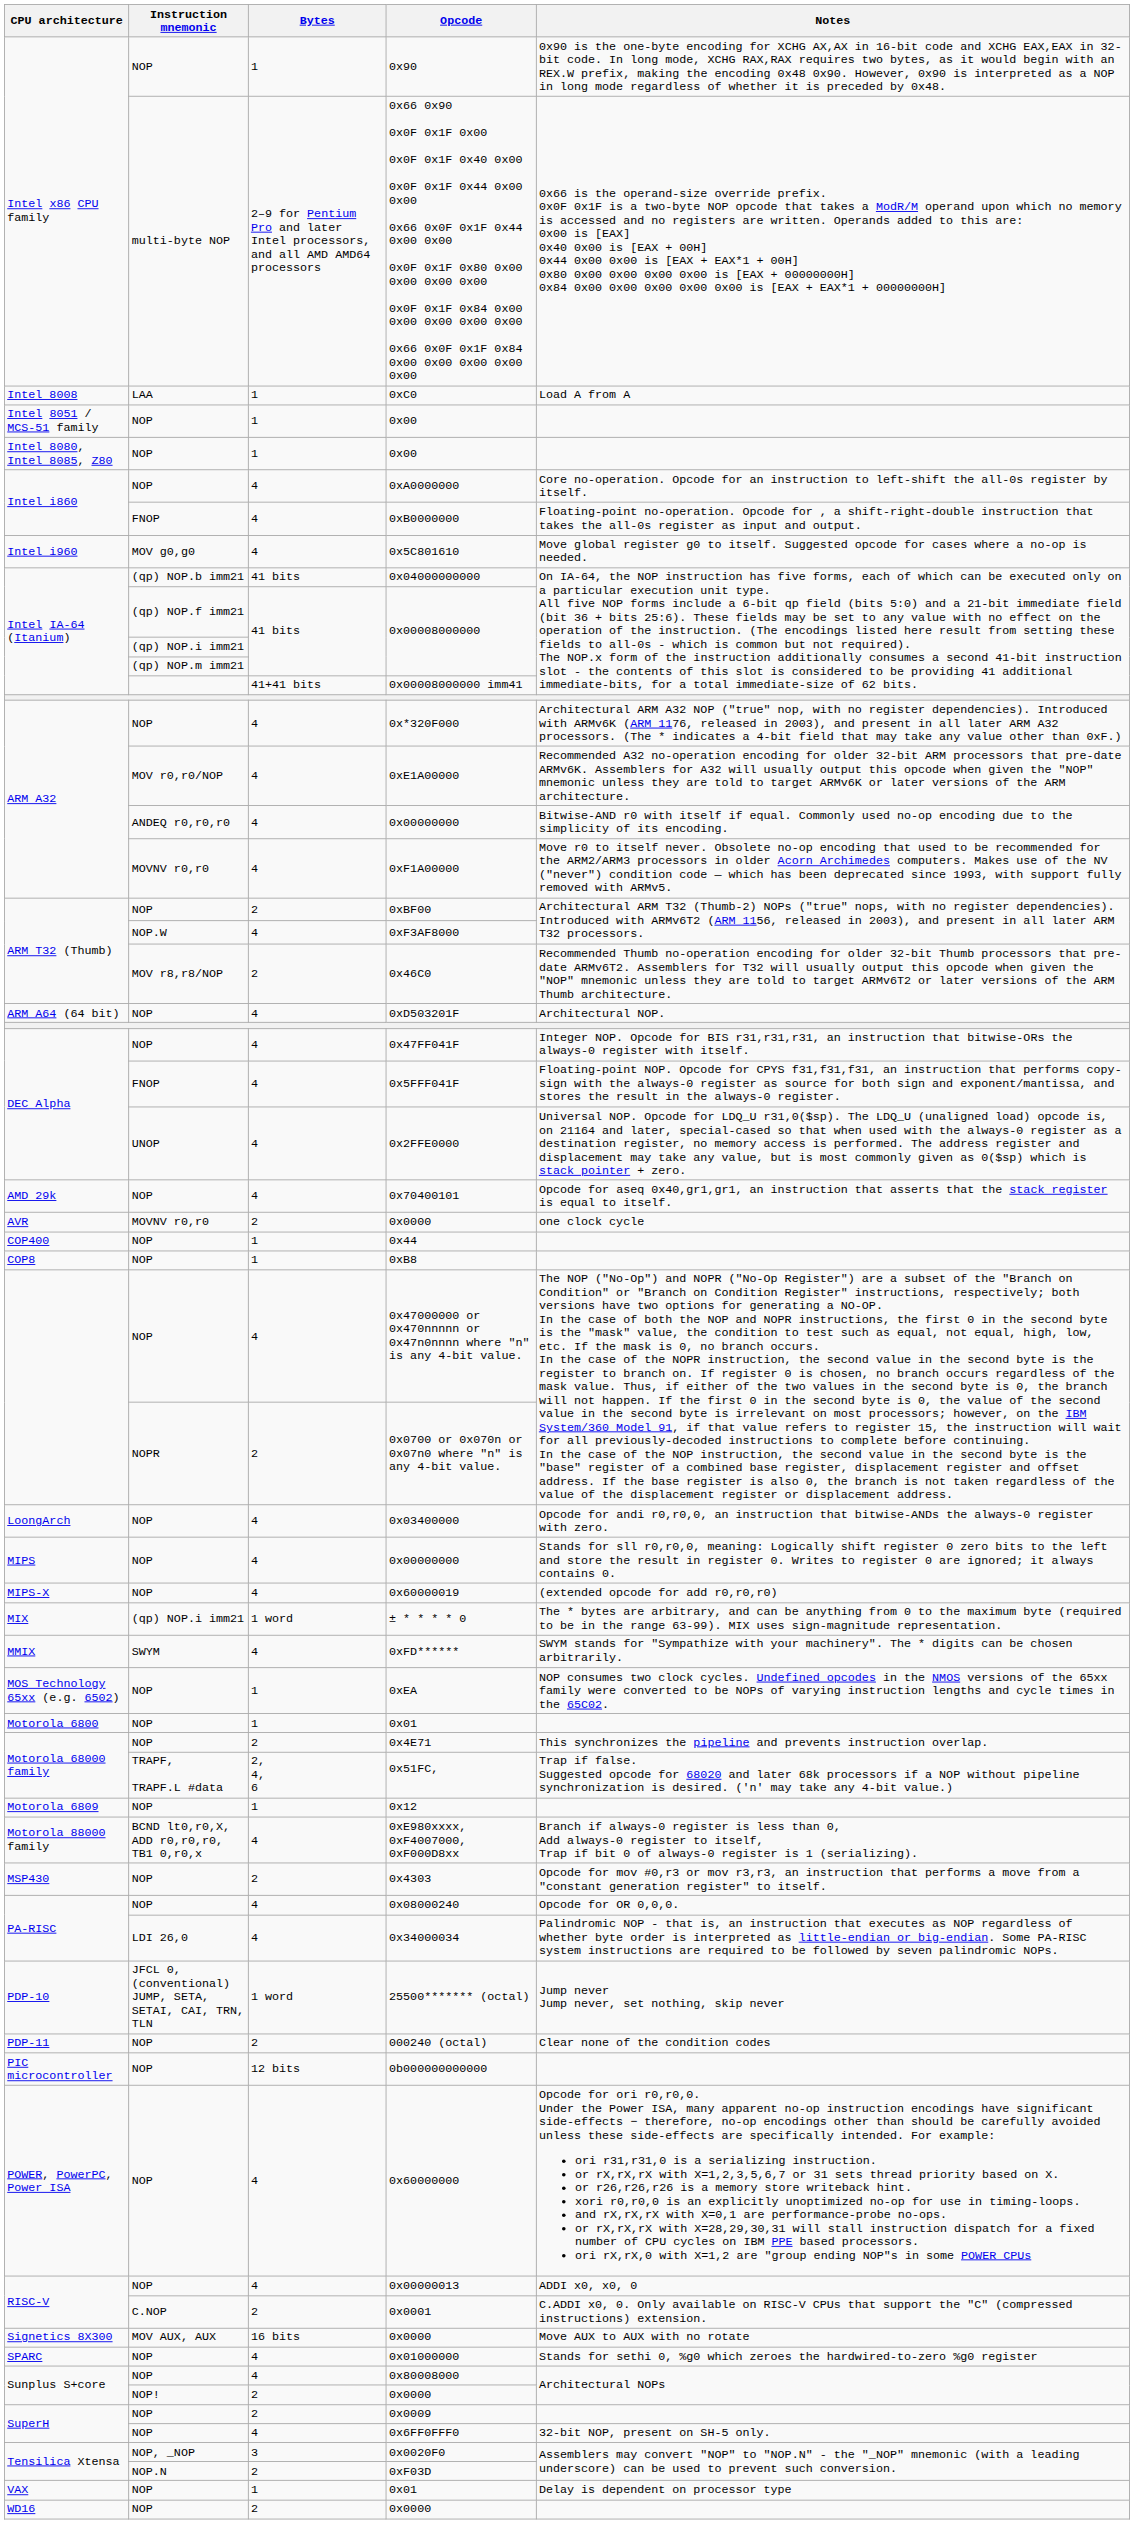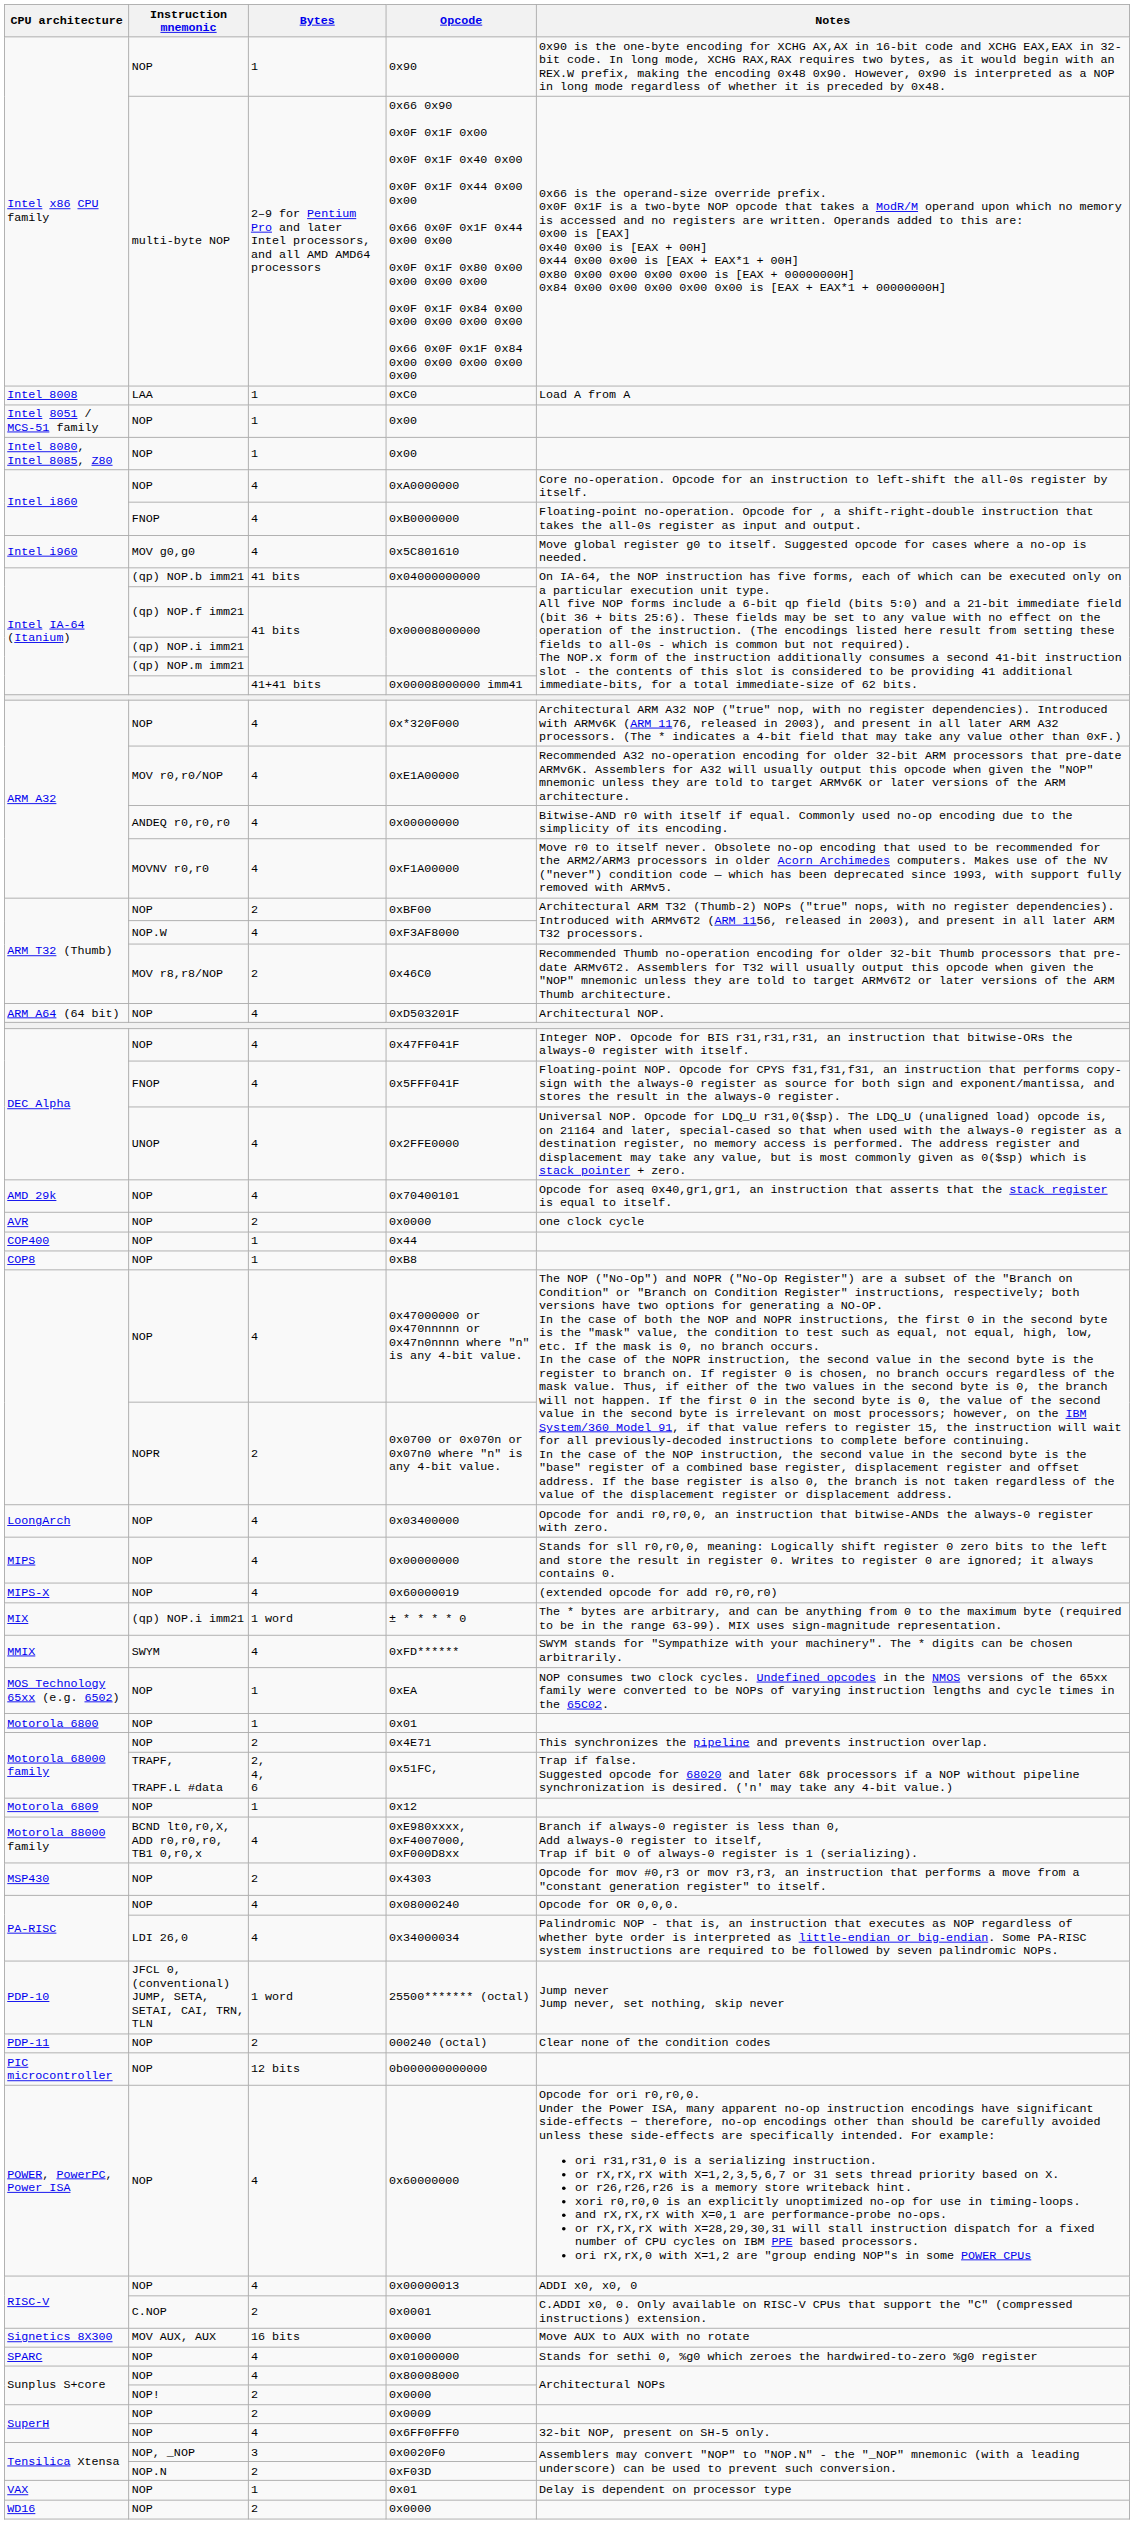(170, 1222) MOVNV r0,r0 -> (142, 1222) NOP
